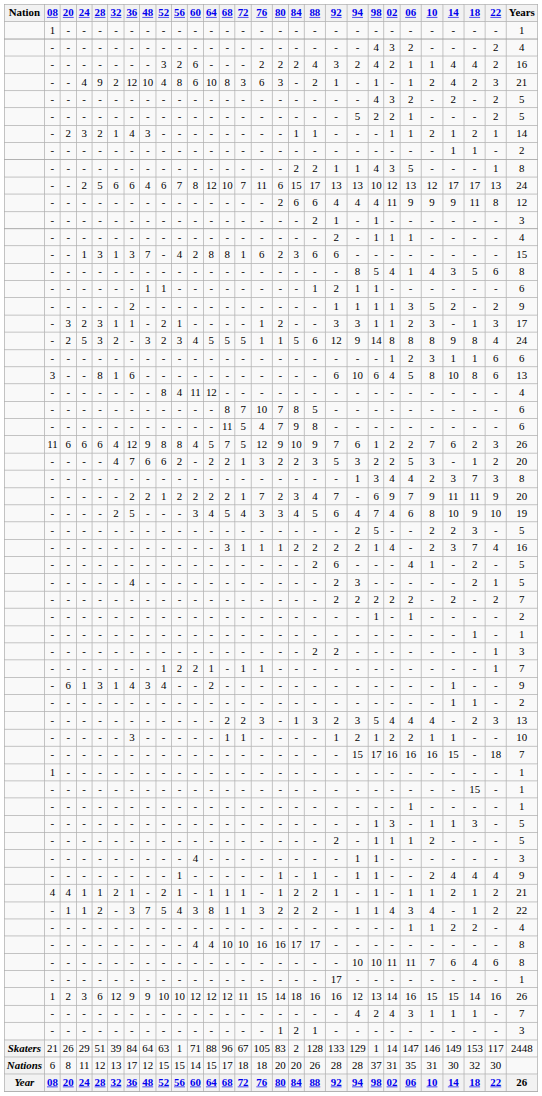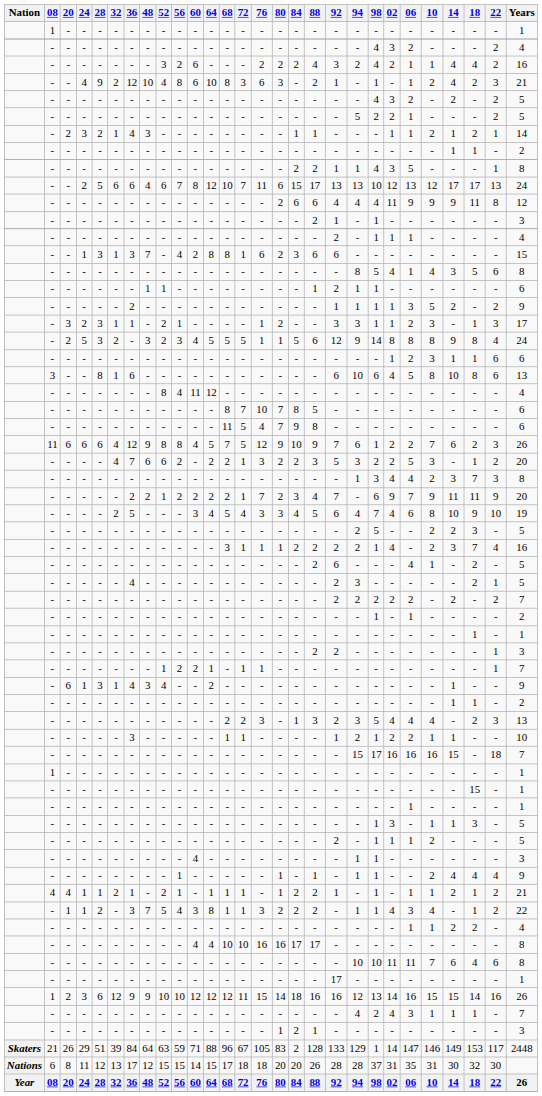(180, 1048) 1 -> (180, 1048) 59
